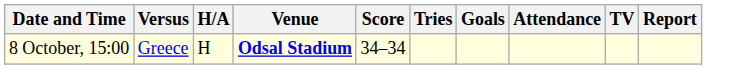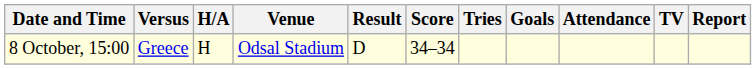+ column: (377, 18)
(295, 48) bold -> (291, 48) normal
